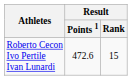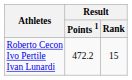(83, 57) 472.6 -> (83, 57) 472.2
